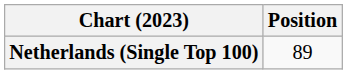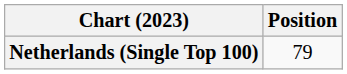(303, 52) 89 -> (303, 52) 79
